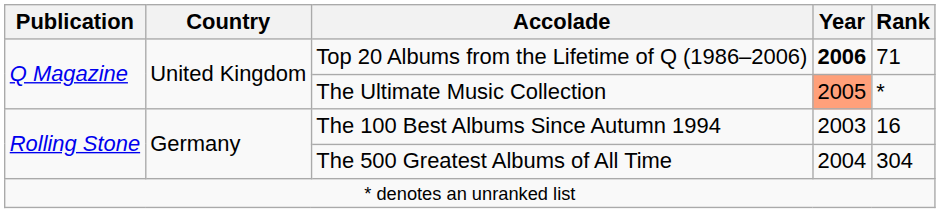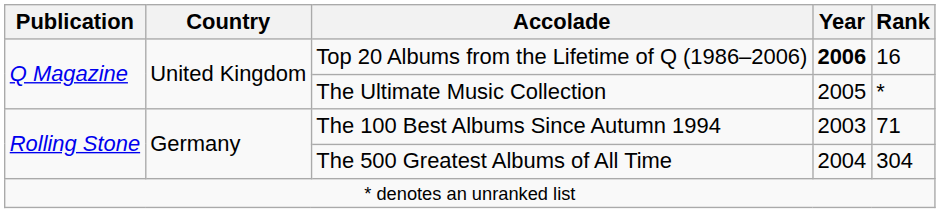(888, 56) 71 -> (888, 56) 16
(842, 91) lightsalmon background -> (842, 91) no background
(888, 126) 16 -> (888, 126) 71
